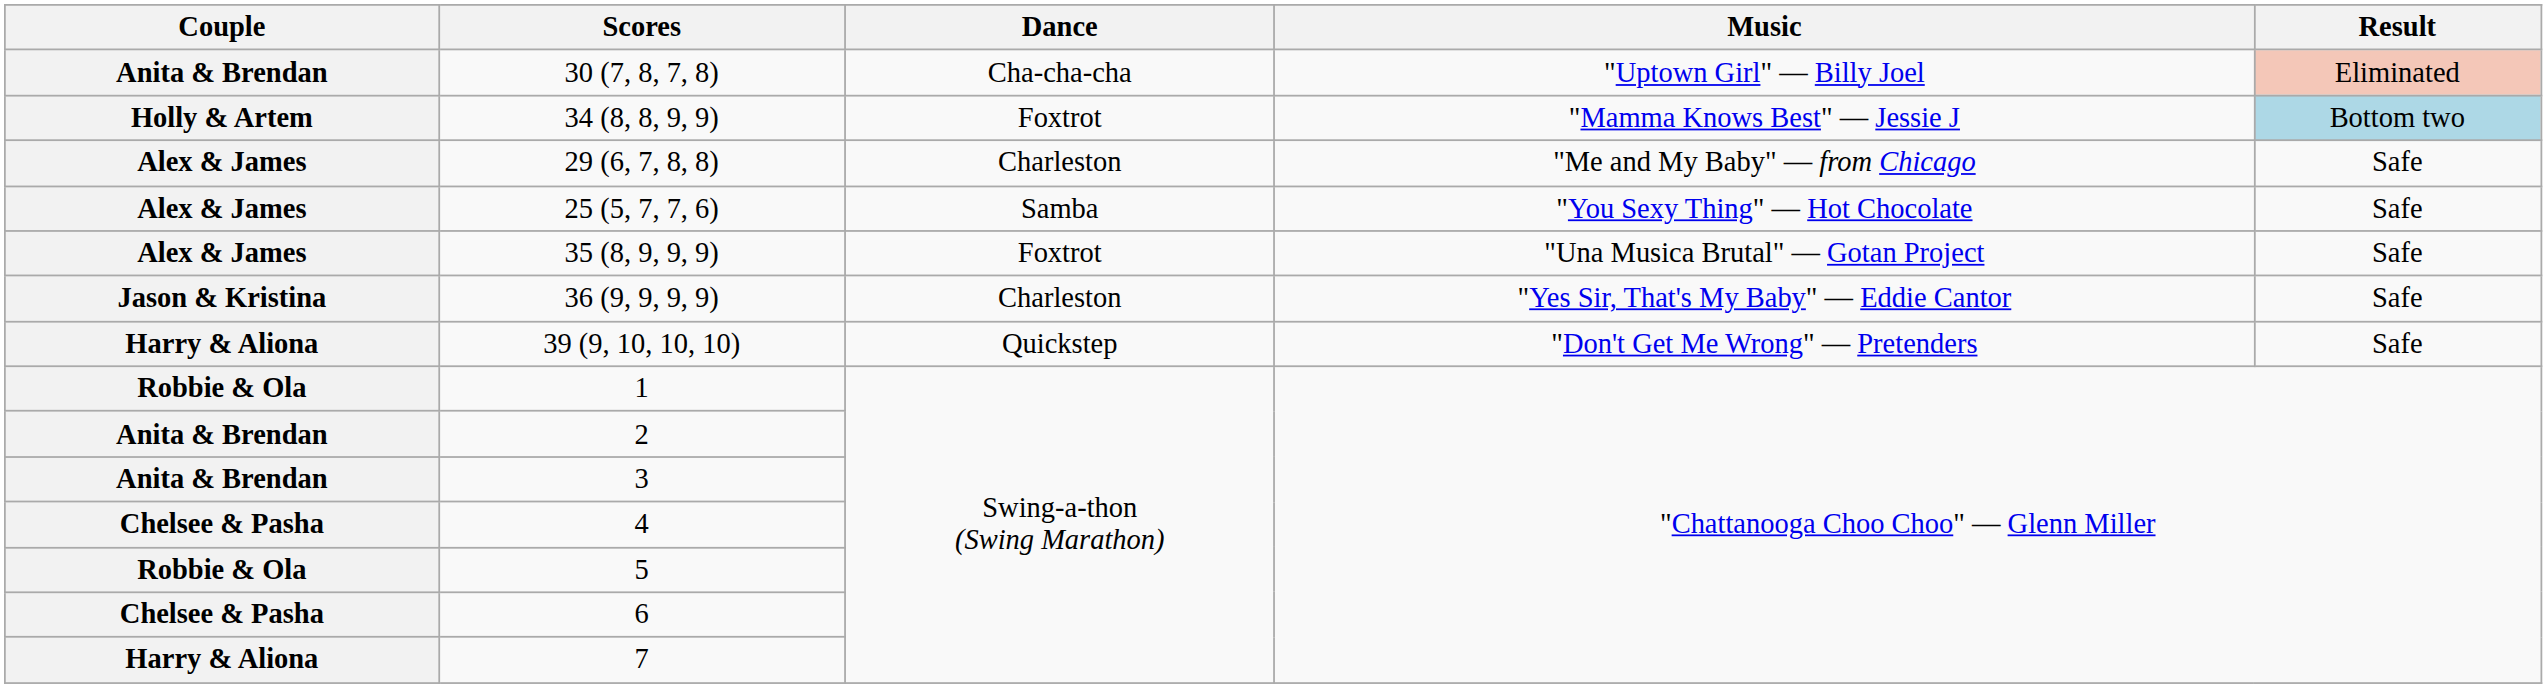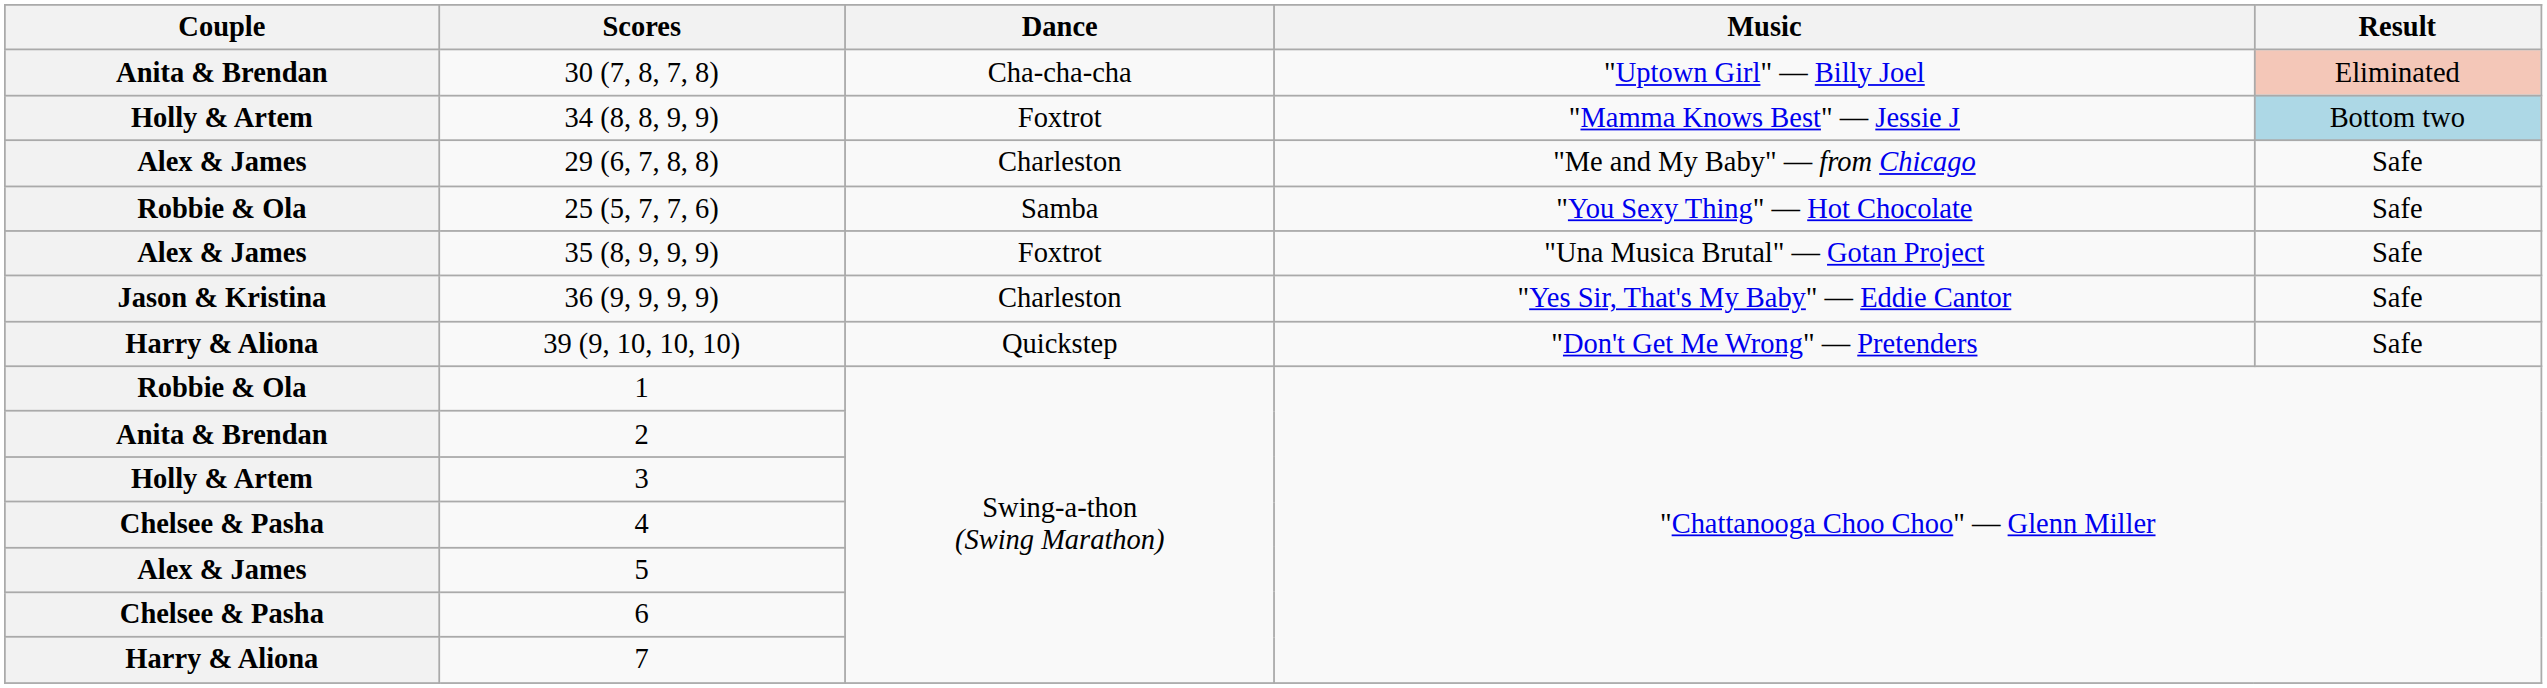(222, 207) Alex & James -> (222, 207) Robbie & Ola
(222, 478) Anita & Brendan -> (222, 478) Holly & Artem
(222, 569) Robbie & Ola -> (222, 569) Alex & James
